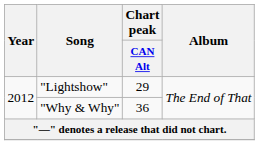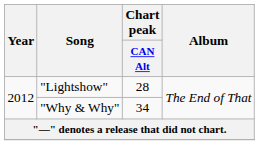(142, 87) 29 -> (142, 87) 28
(142, 108) 36 -> (142, 108) 34
